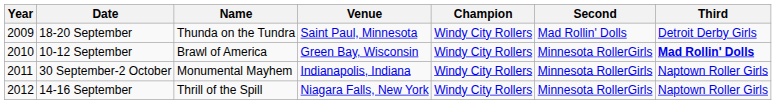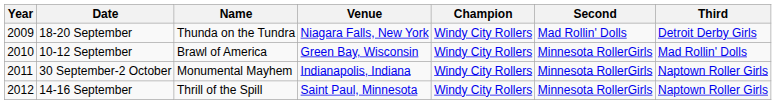(359, 33) Saint Paul, Minnesota -> (365, 33) Niagara Falls, New York
(706, 52) bold -> (702, 52) normal
(365, 90) Niagara Falls, New York -> (359, 90) Saint Paul, Minnesota
